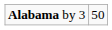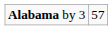(98, 14) 50 -> (98, 14) 57
